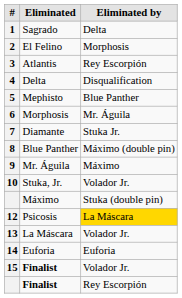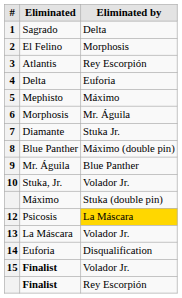(118, 81) Disqualification -> (99, 81) Euforia
(111, 98) Blue Panther -> (101, 98) Máximo
(101, 166) Máximo -> (111, 166) Blue Panther
(99, 251) Euforia -> (118, 251) Disqualification
